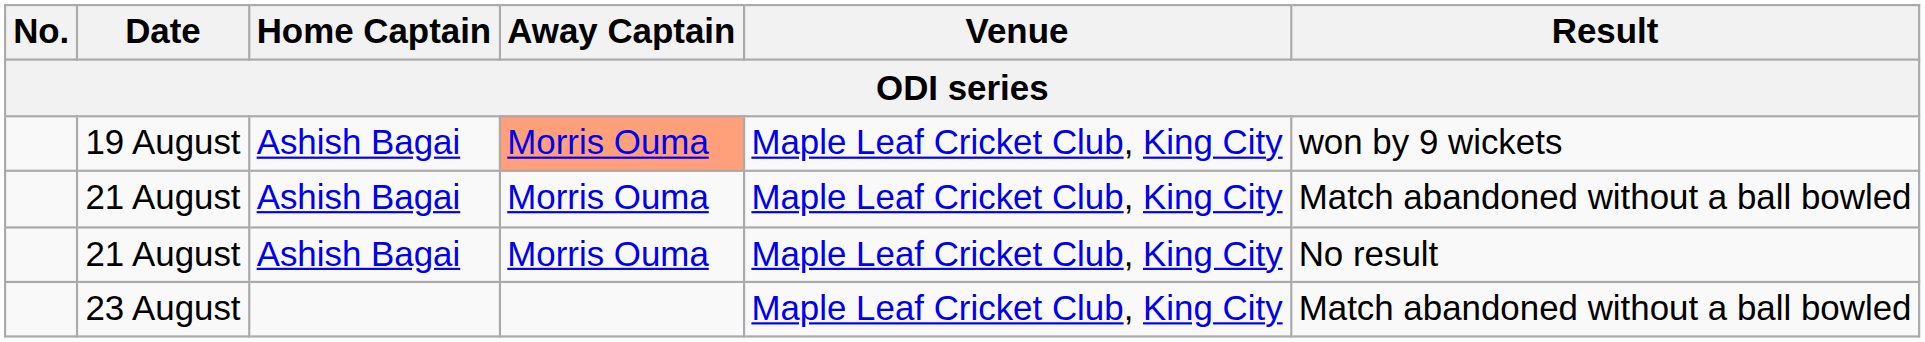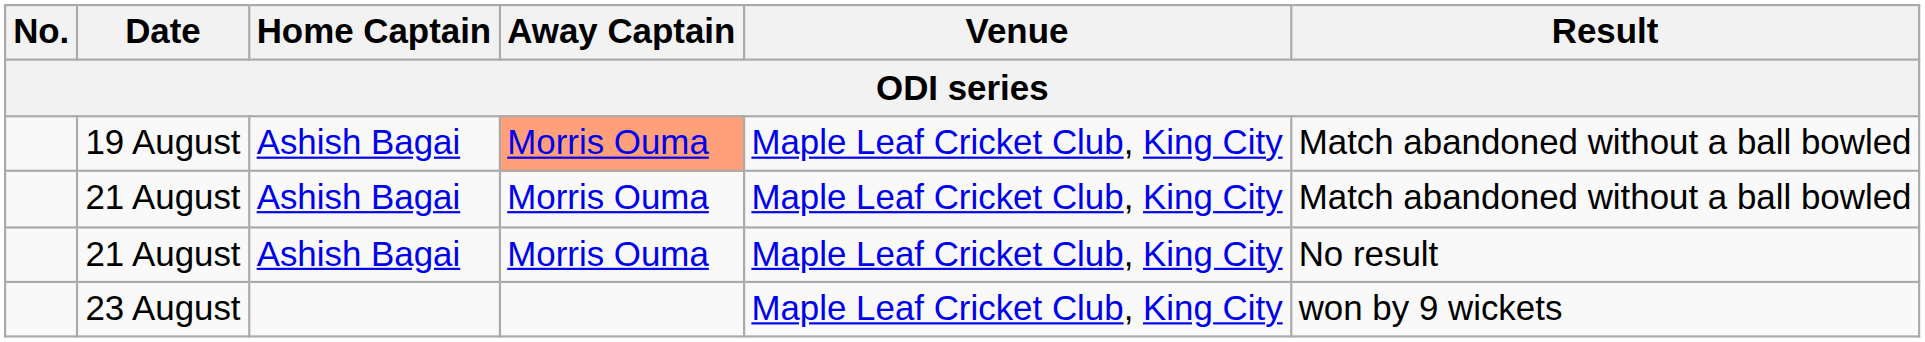(1431, 142) won by 9 wickets -> (1605, 142) Match abandoned without a ball bowled
(1605, 308) Match abandoned without a ball bowled -> (1431, 308) won by 9 wickets
